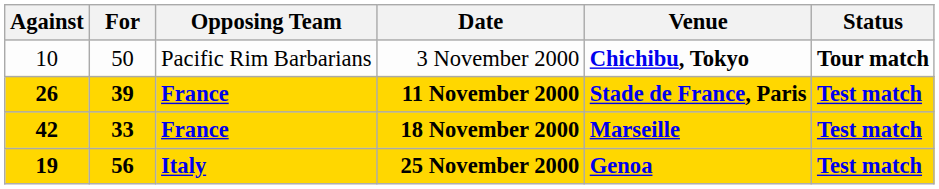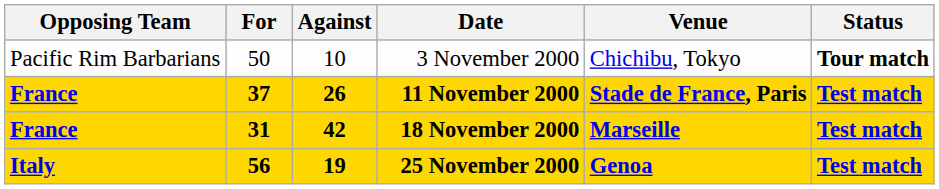columns swapped: (266, 22) <-> (47, 22)
(669, 58) bold -> (665, 58) normal
(122, 93) 39 -> (259, 93) 37
(122, 129) 33 -> (259, 129) 31
